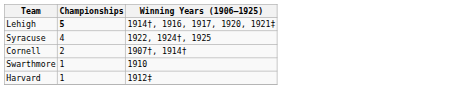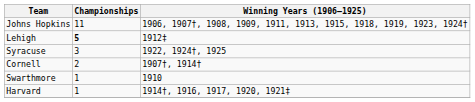+ row: (38, 24)
(201, 24) 1914†, 1916, 1917, 1920, 1921‡ -> (155, 38) 1912‡
(62, 38) 4 -> (77, 51) 3
(140, 78) 1912‡ -> (216, 91) 1914†, 1916, 1917, 1920, 1921‡
